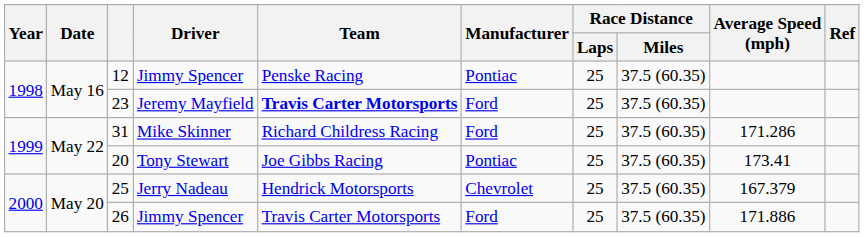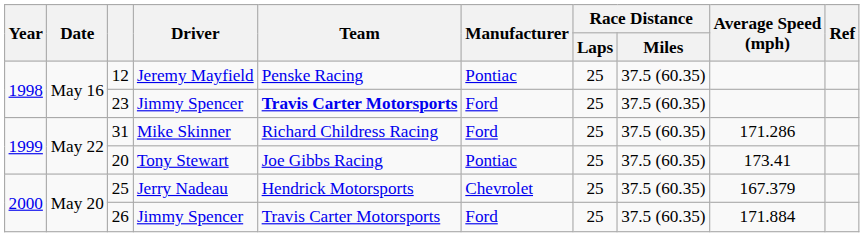(190, 75) Jimmy Spencer -> (195, 75) Jeremy Mayfield
(195, 103) Jeremy Mayfield -> (190, 103) Jimmy Spencer
(767, 217) 171.886 -> (767, 217) 171.884
